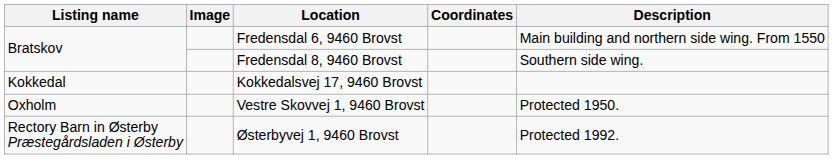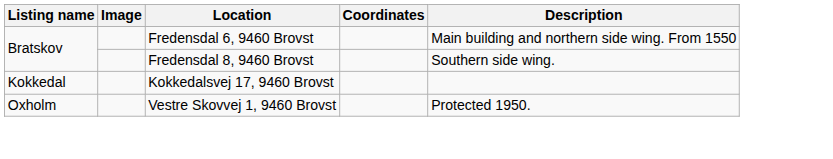- row: (318, 135)
